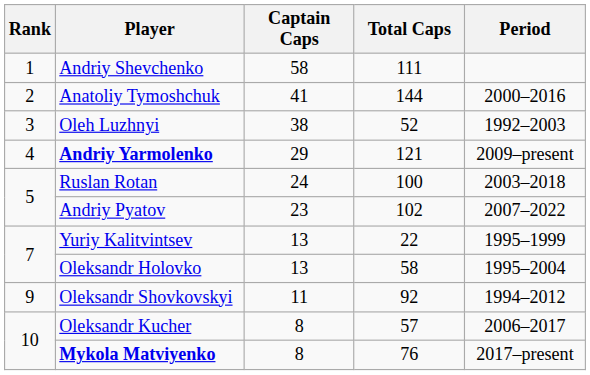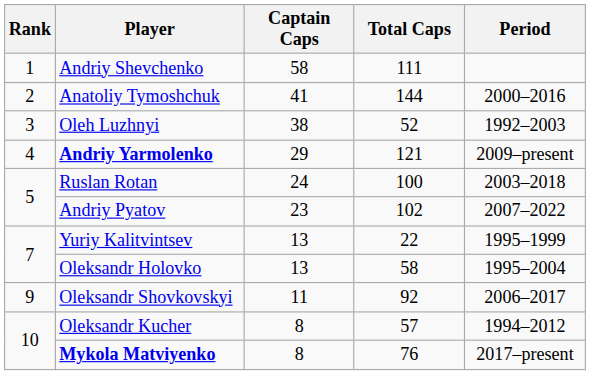(525, 297) 1994–2012 -> (525, 297) 2006–2017
(525, 325) 2006–2017 -> (525, 325) 1994–2012
